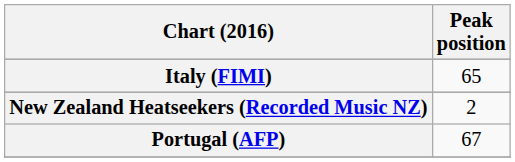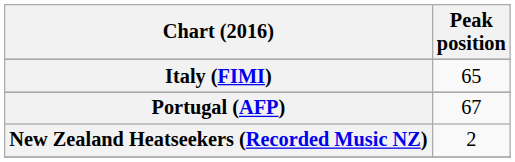rows swapped: (218, 107) <-> (218, 140)
